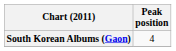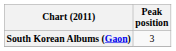(152, 38) 4 -> (152, 38) 3
